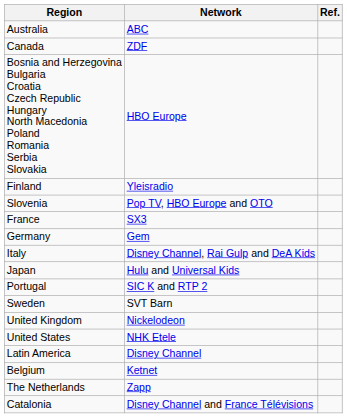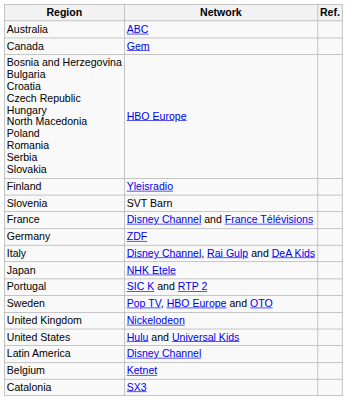(137, 46) ZDF -> (138, 46) Gem
(200, 203) Pop TV, HBO Europe and OTO -> (149, 203) SVT Barn
(137, 220) SX3 -> (220, 220) Disney Channel and France Télévisions
(138, 237) Gem -> (137, 237) ZDF
(183, 270) Hulu and Universal Kids -> (151, 270) NHK Etele
(149, 304) SVT Barn -> (200, 304) Pop TV, HBO Europe and OTO
(151, 337) NHK Etele -> (183, 337) Hulu and Universal Kids
- row: (46, 387)
(220, 404) Disney Channel and France Télévisions -> (137, 387) SX3
